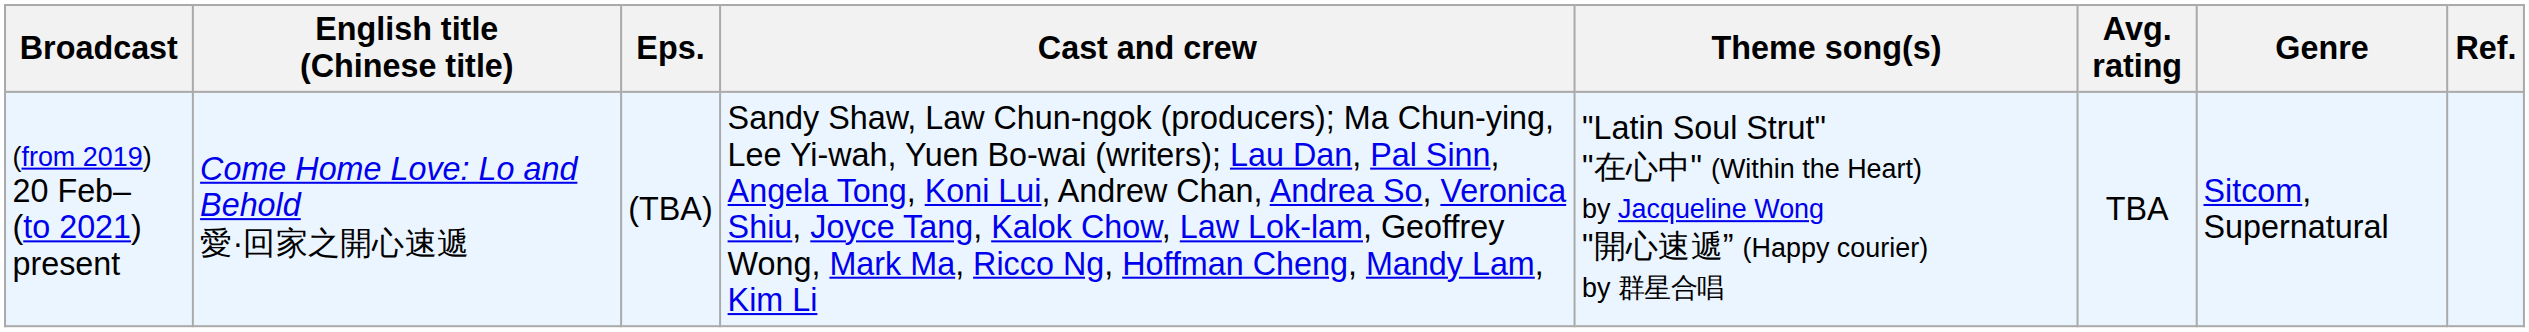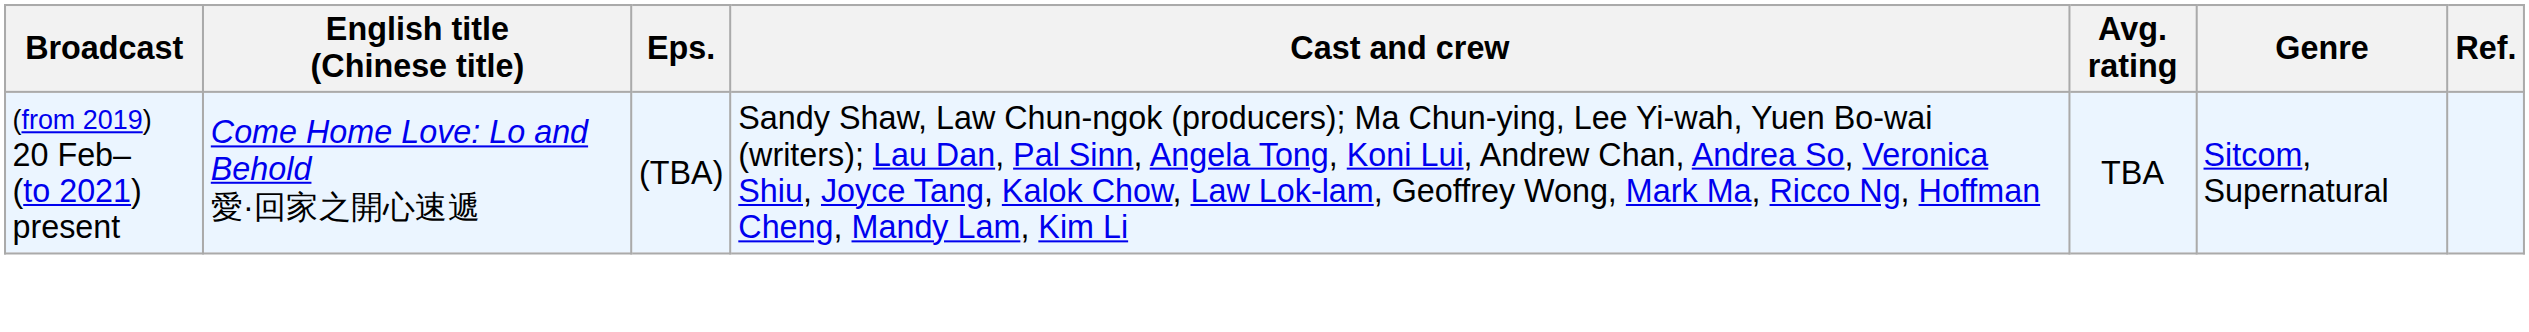- column: (1827, 48)
